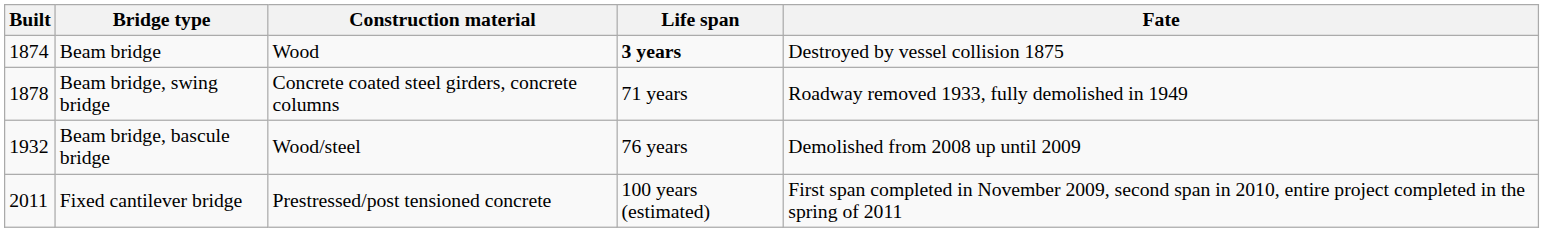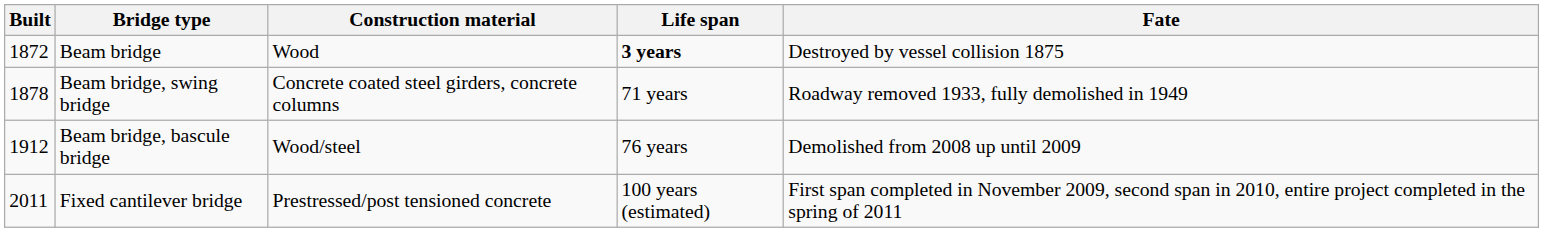(29, 51) 1874 -> (29, 51) 1872
(29, 146) 1932 -> (29, 146) 1912
